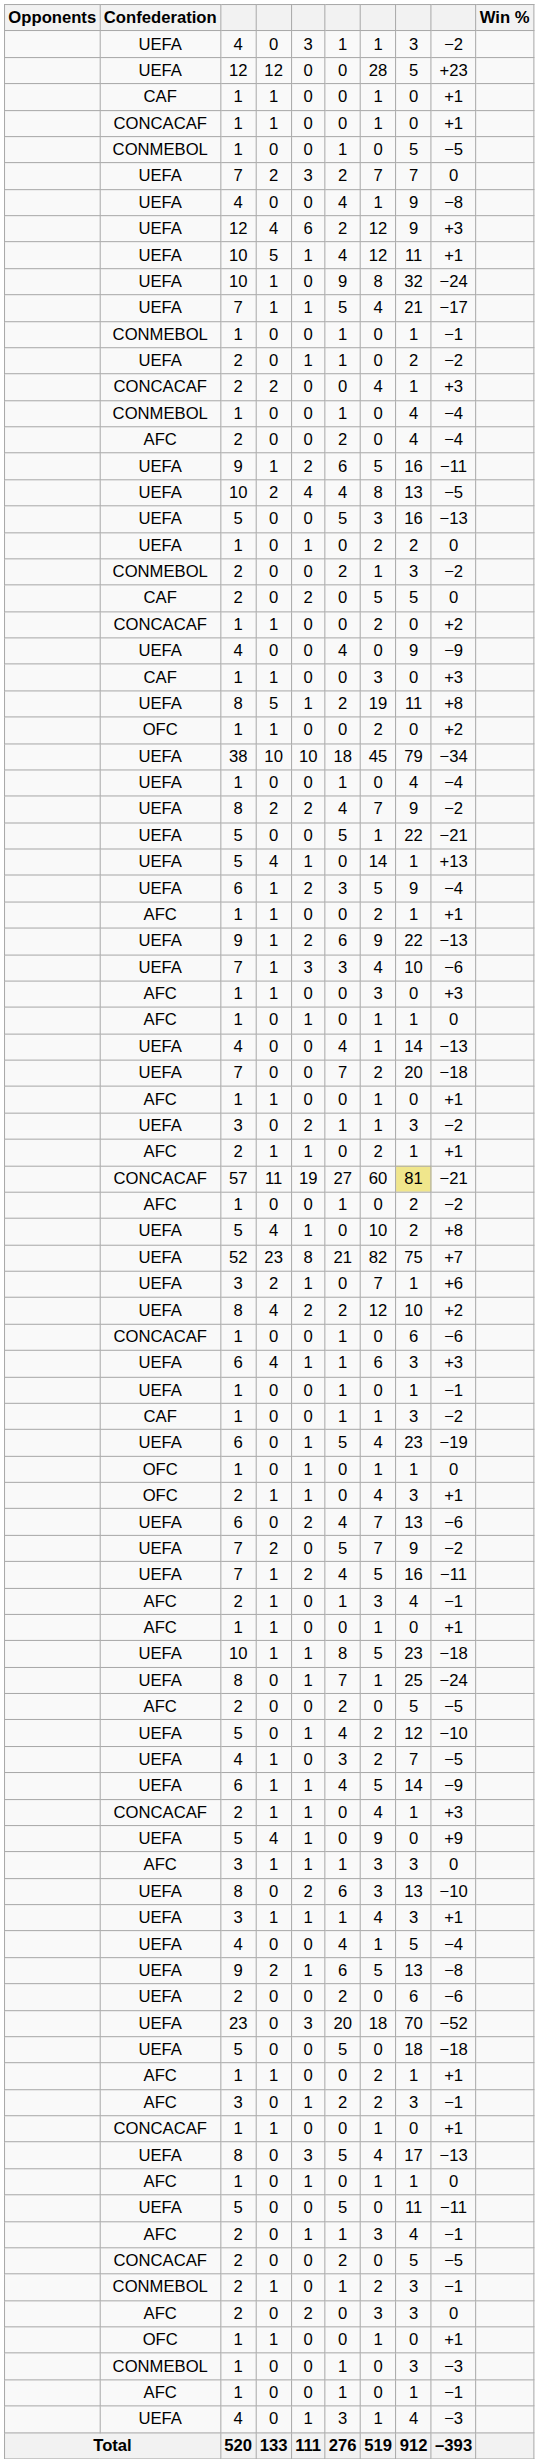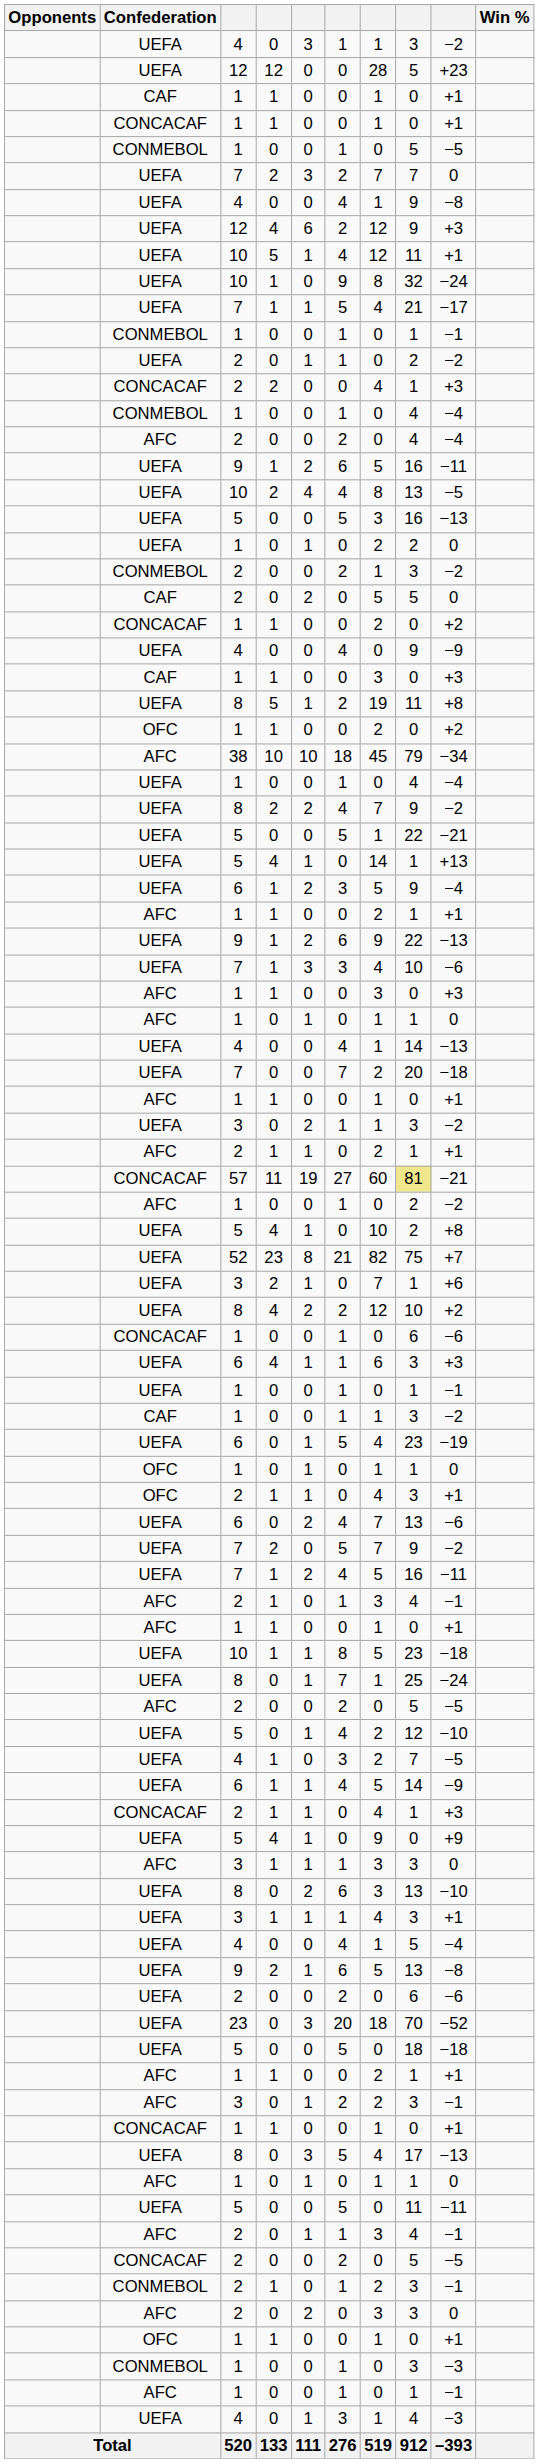(160, 756) UEFA -> (160, 756) AFC
